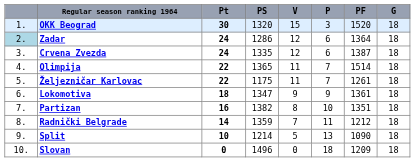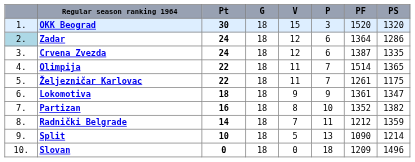columns swapped: (394, 11) <-> (262, 11)
(361, 108) 1351 -> (361, 108) 1352
